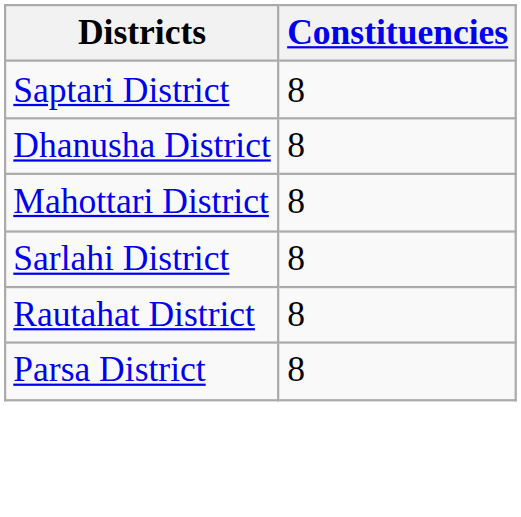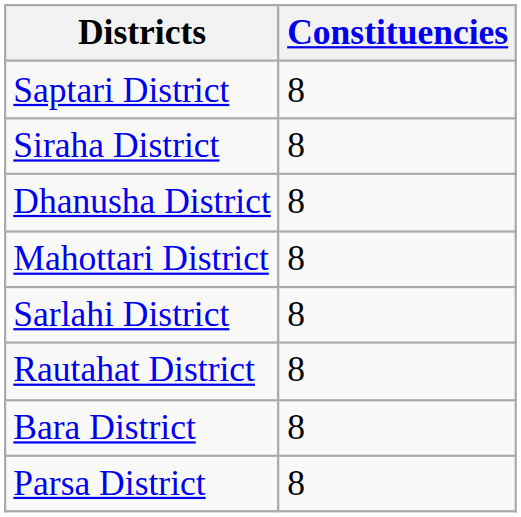+ row: (116, 145)
+ row: (105, 426)
